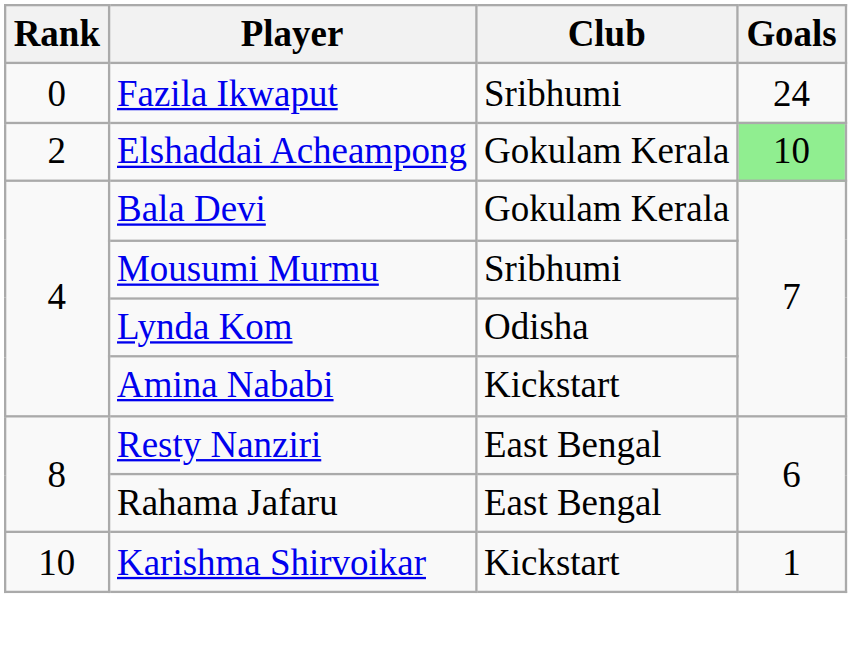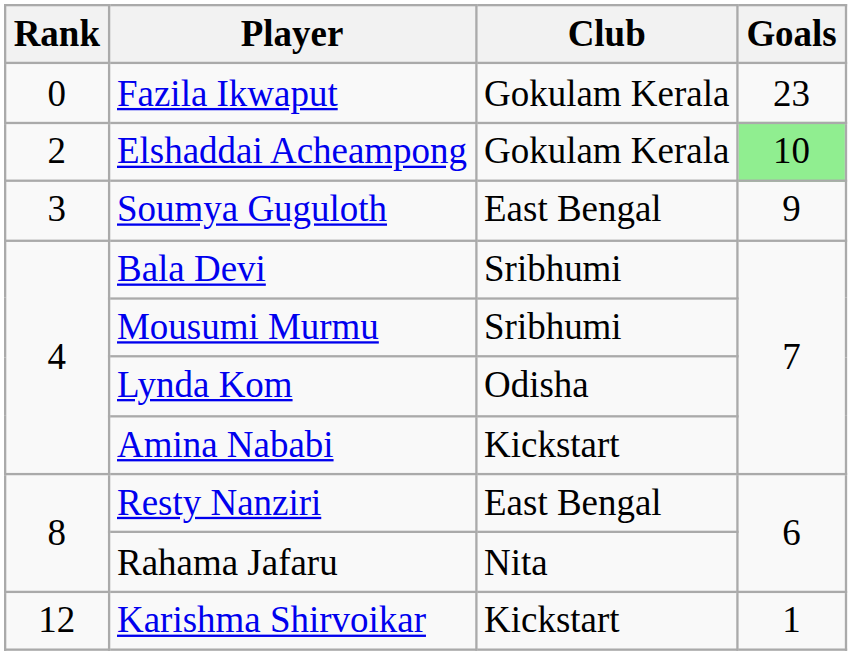(553, 92) Sribhumi -> (607, 92) Gokulam Kerala
(792, 92) 24 -> (792, 92) 23
+ row: (252, 209)
(607, 209) Gokulam Kerala -> (553, 268) Sribhumi
(573, 502) East Bengal -> (516, 561) Nita
(57, 561) 10 -> (57, 619) 12
